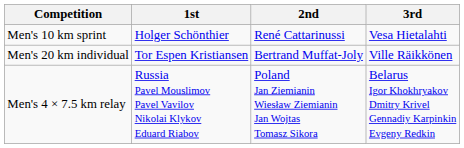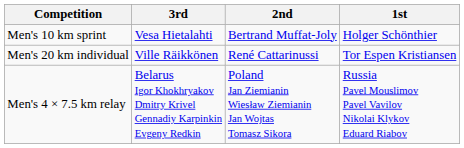columns swapped: (191, 14) <-> (413, 14)
(299, 34) René Cattarinussi -> (282, 34) Bertrand Muffat-Joly
(309, 55) Bertrand Muffat-Joly -> (273, 55) René Cattarinussi
